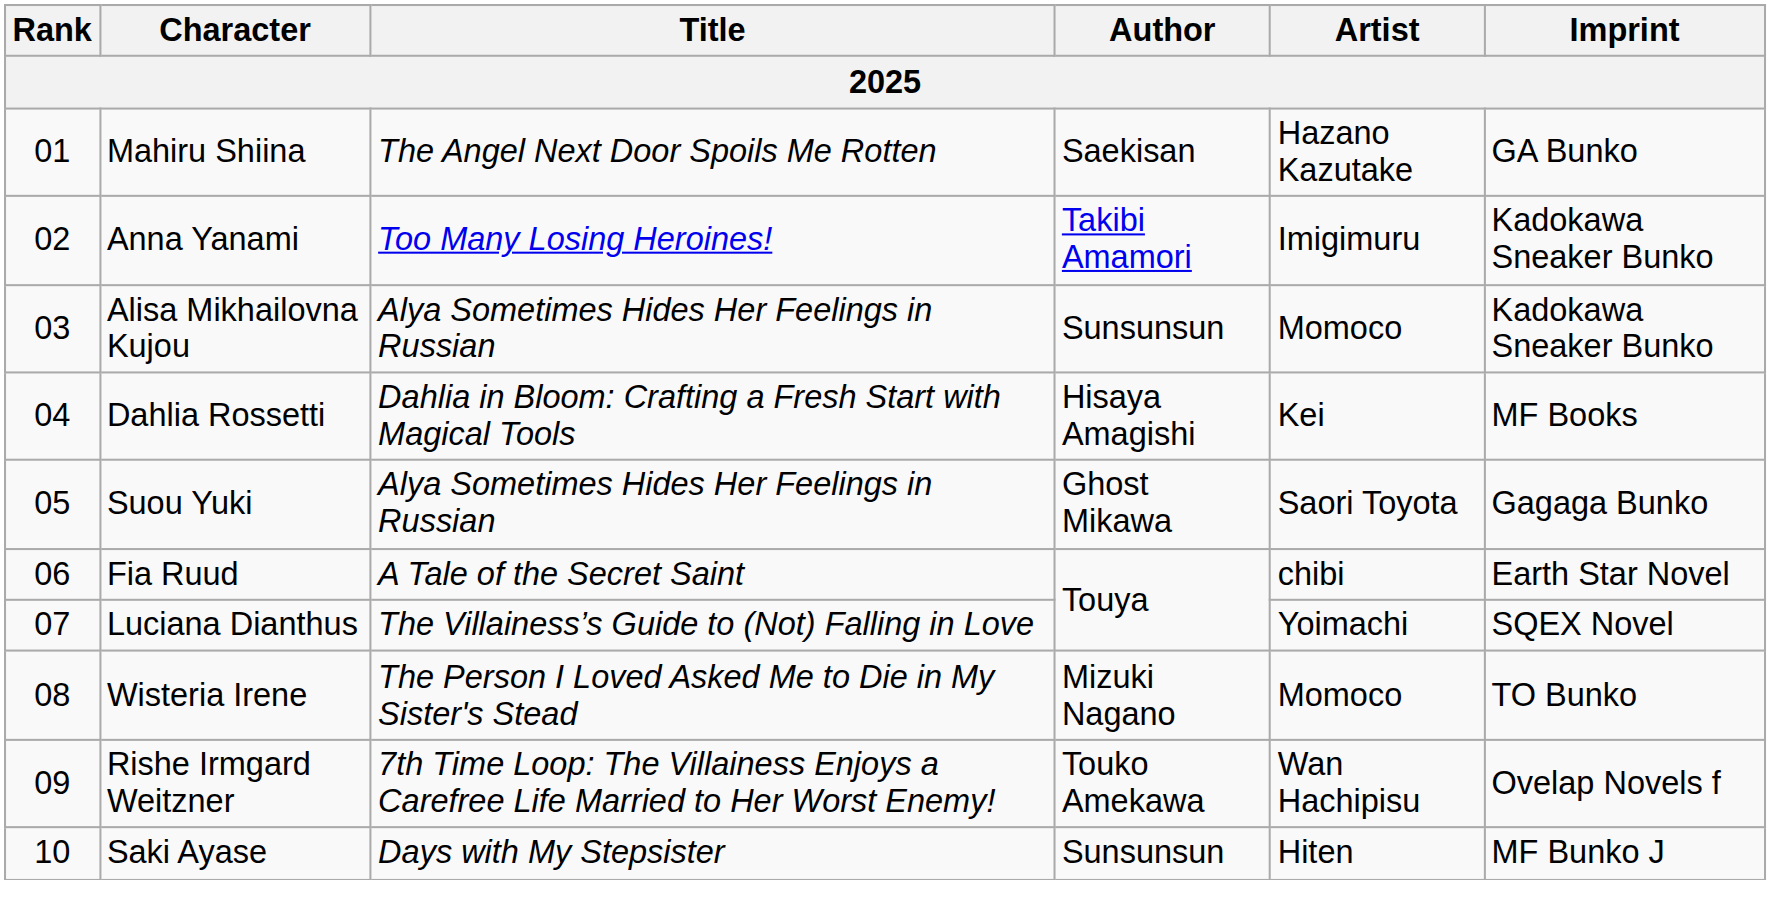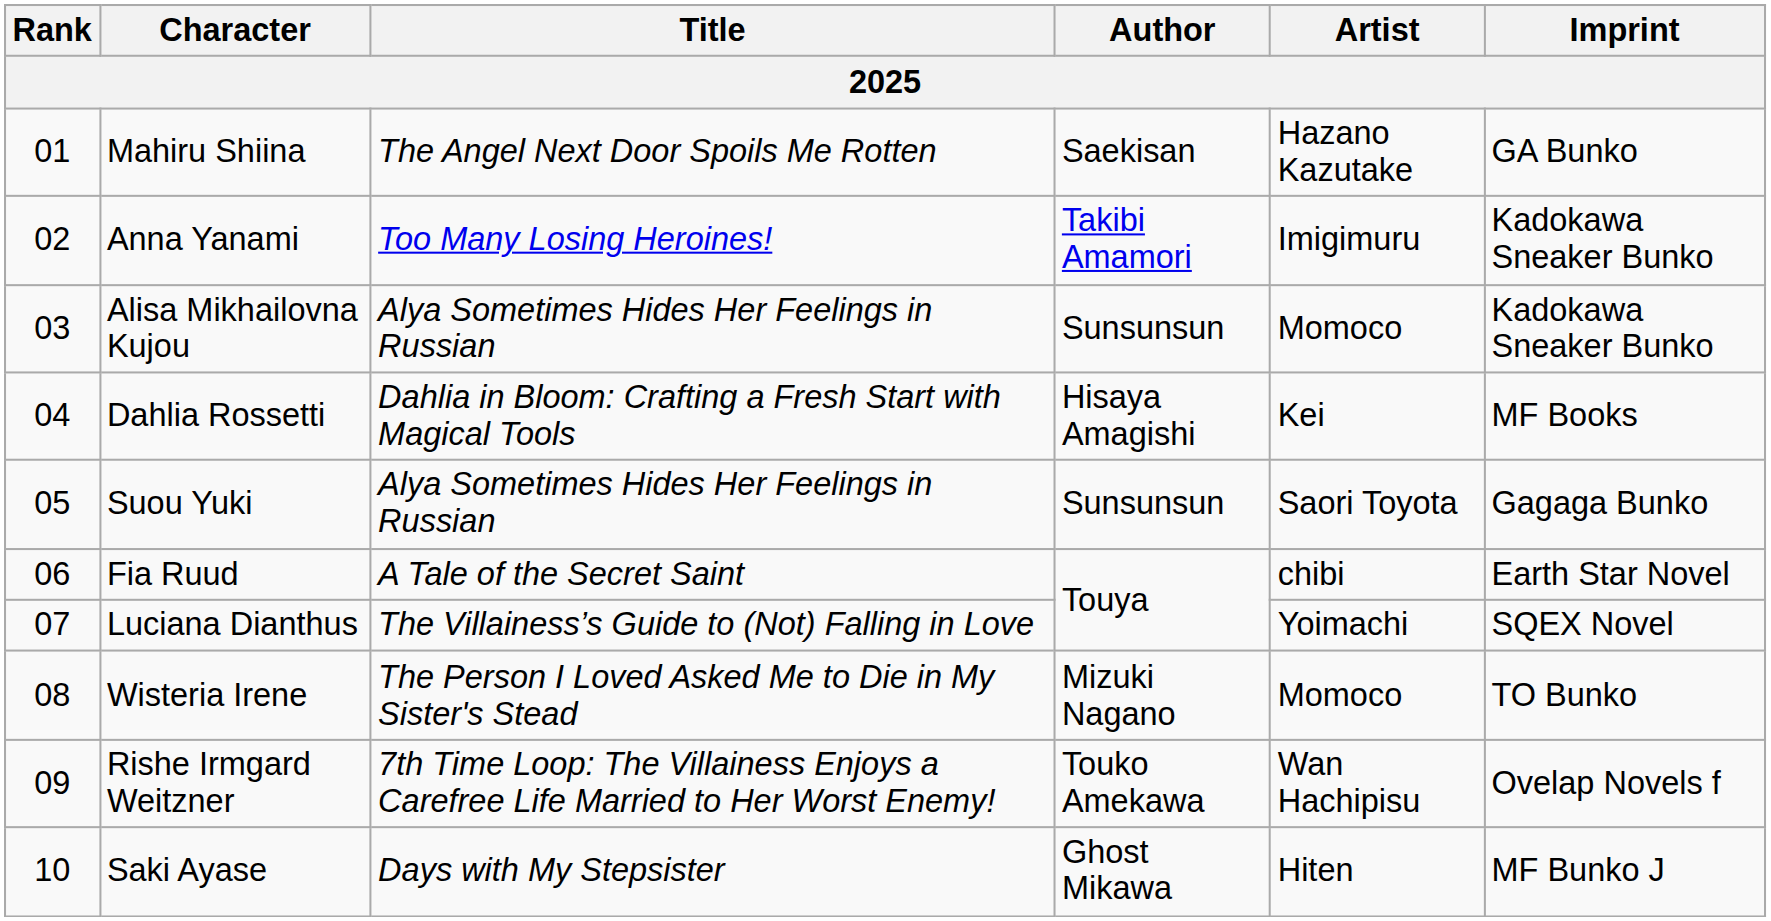(1117, 503) Ghost Mikawa -> (1143, 503) Sunsunsun
(1143, 852) Sunsunsun -> (1117, 870) Ghost Mikawa
